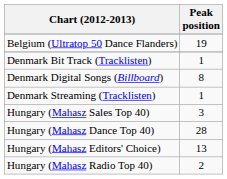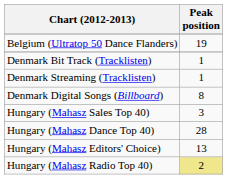rows swapped: (85, 78) <-> (81, 95)
(201, 165) no background -> (201, 165) khaki background
